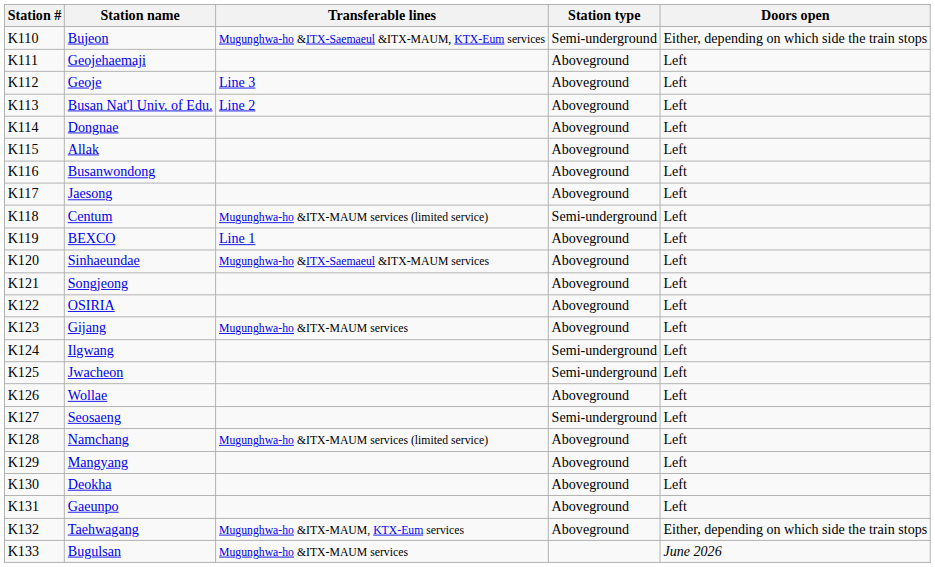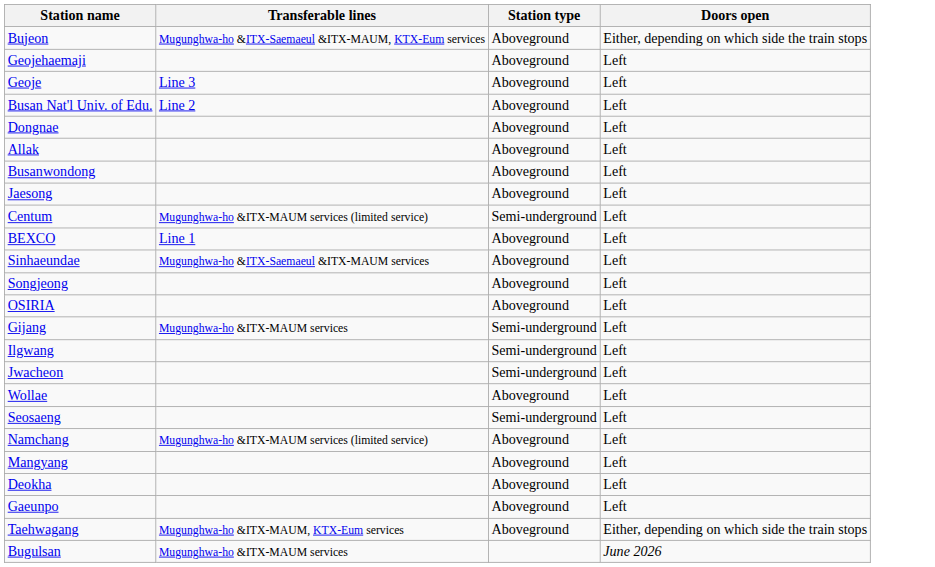- column: (34, 15)
(604, 37) Semi-underground -> (530, 37) Aboveground
(590, 328) Aboveground -> (544, 328) Semi-underground
